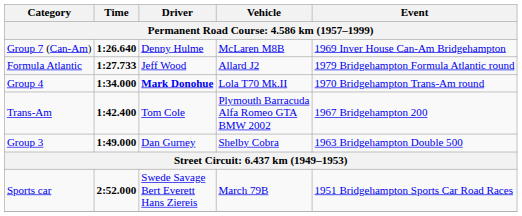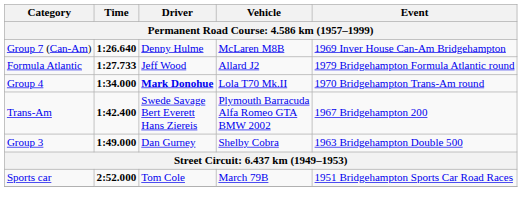(163, 113) Tom Cole -> (173, 113) Swede Savage Bert Everett Hans Ziereis
(173, 190) Swede Savage Bert Everett Hans Ziereis -> (163, 178) Tom Cole
